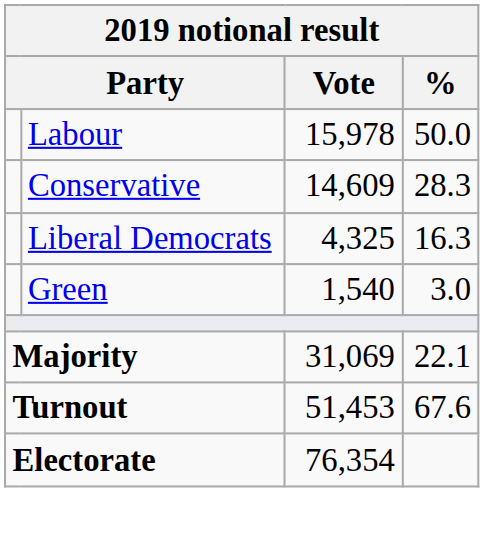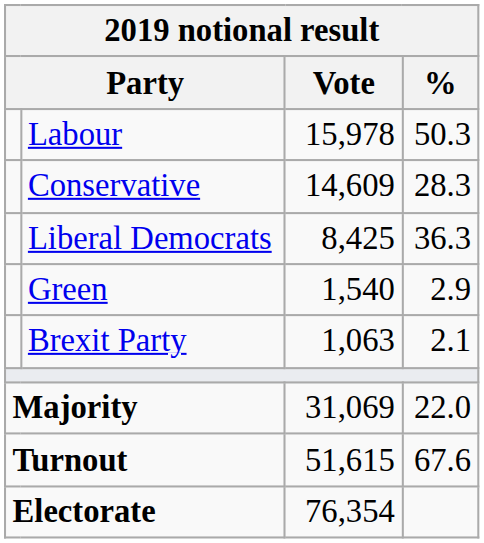(442, 133) 50.0 -> (442, 133) 50.3
(358, 237) 4,325 -> (358, 237) 8,425
(442, 237) 16.3 -> (442, 237) 36.3
(451, 289) 3.0 -> (451, 289) 2.9
+ row: (107, 340)
(442, 356) 22.1 -> (442, 407) 22.0
(350, 407) 51,453 -> (350, 459) 51,615
